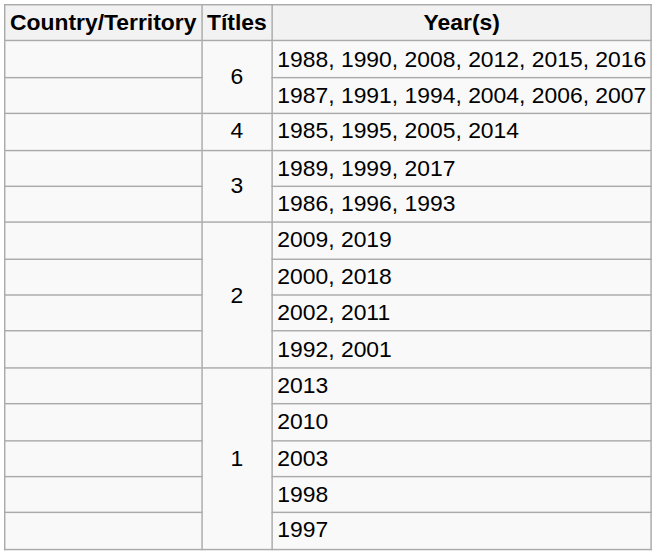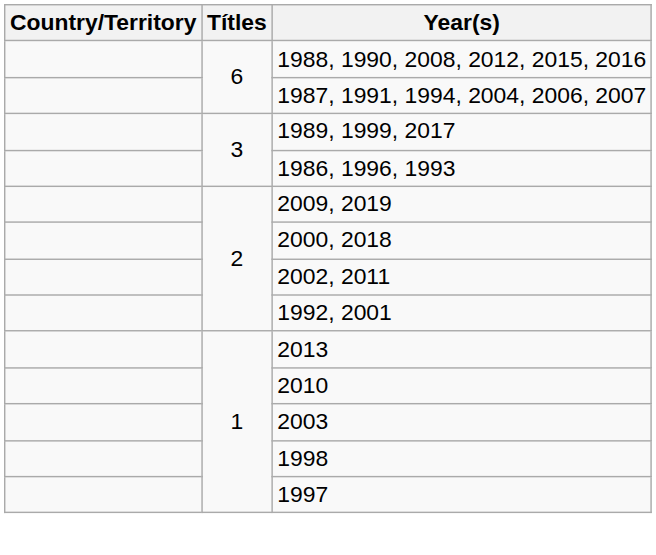- row: (398, 131)
